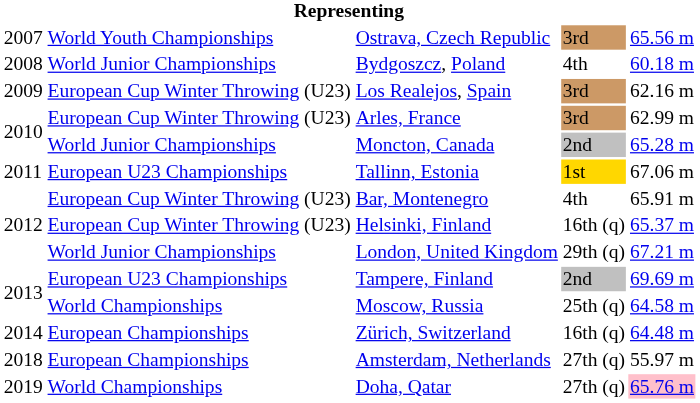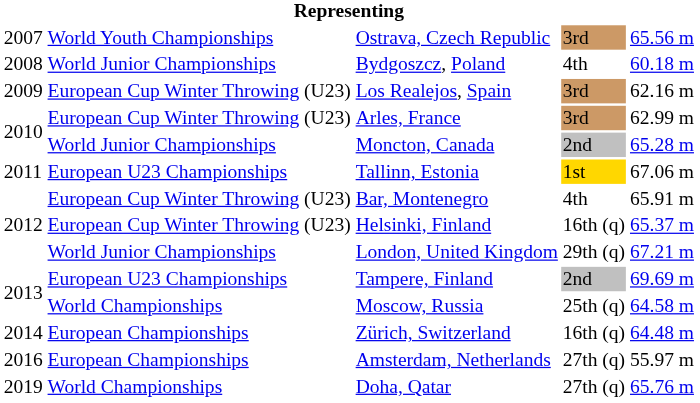(23, 359) 2018 -> (23, 359) 2016
(662, 386) pink background -> (662, 386) no background
